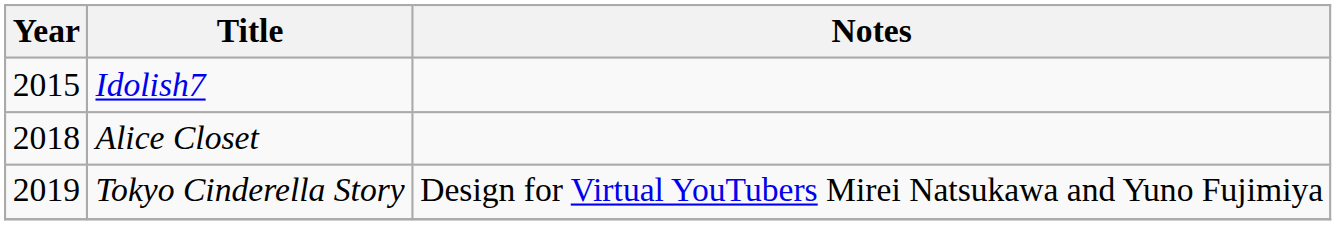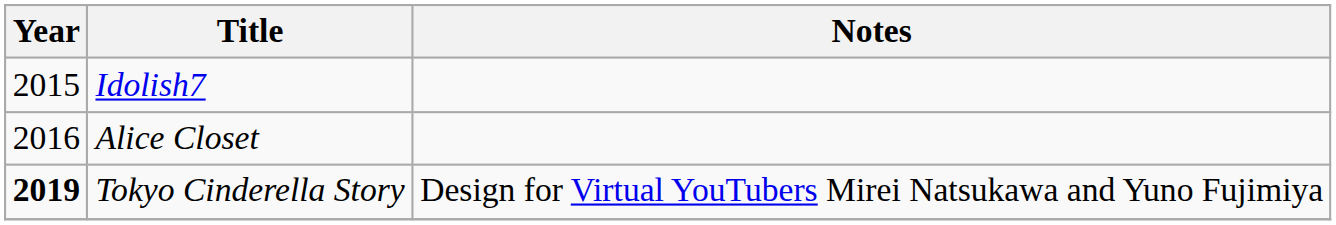(46, 137) 2018 -> (46, 137) 2016
(46, 191) normal -> (46, 191) bold
